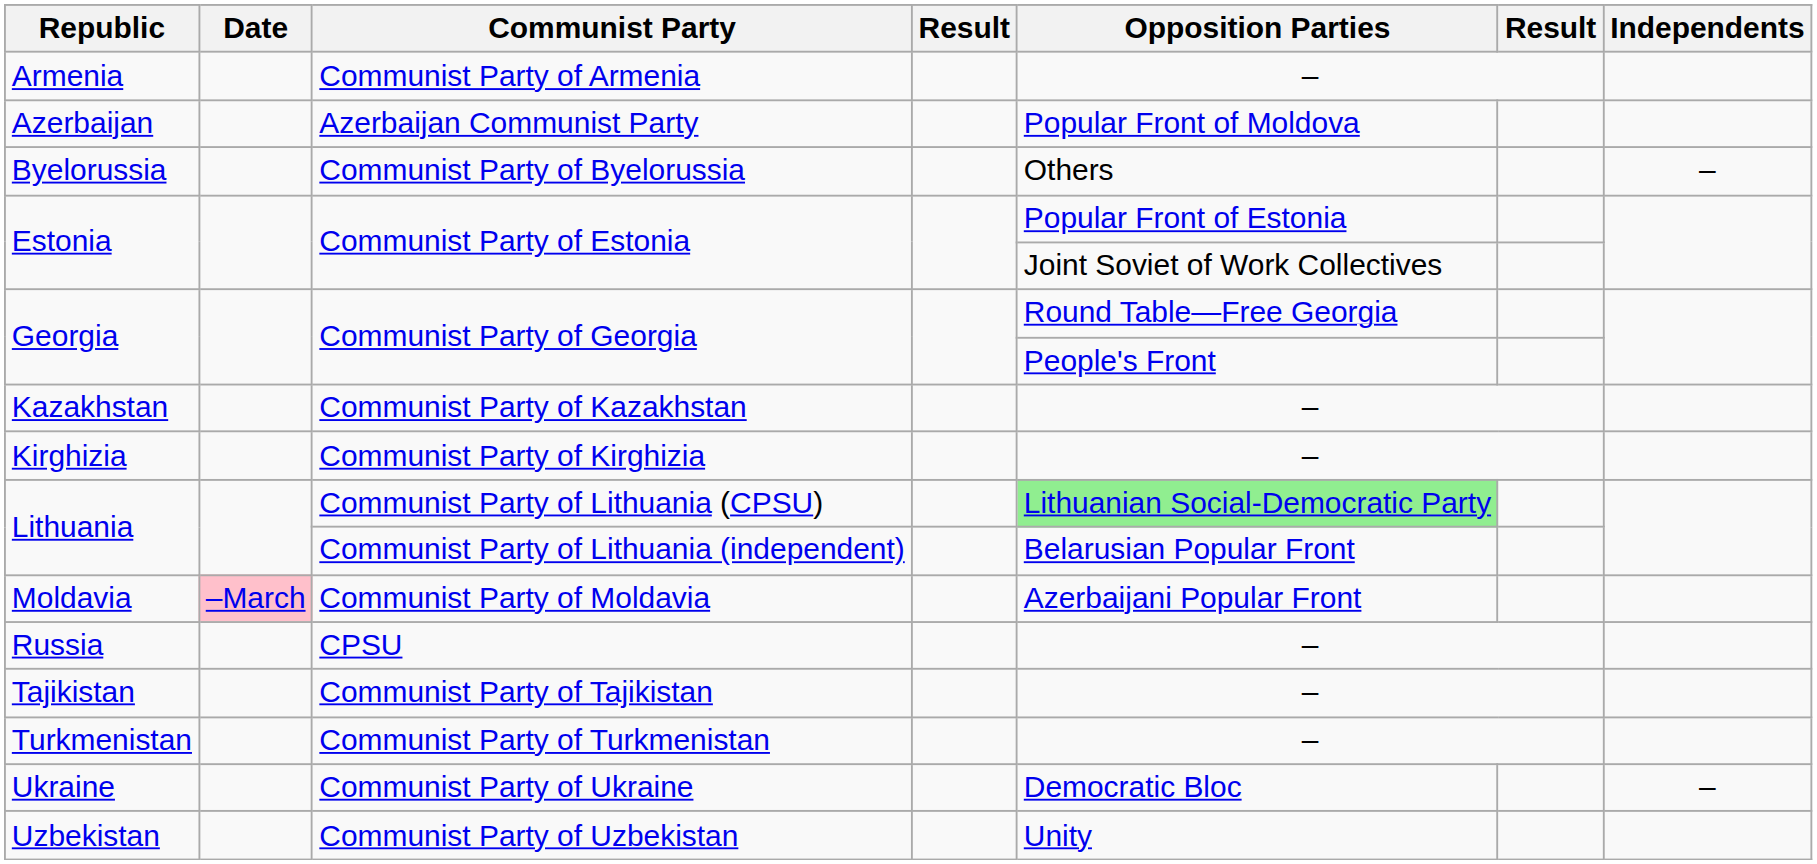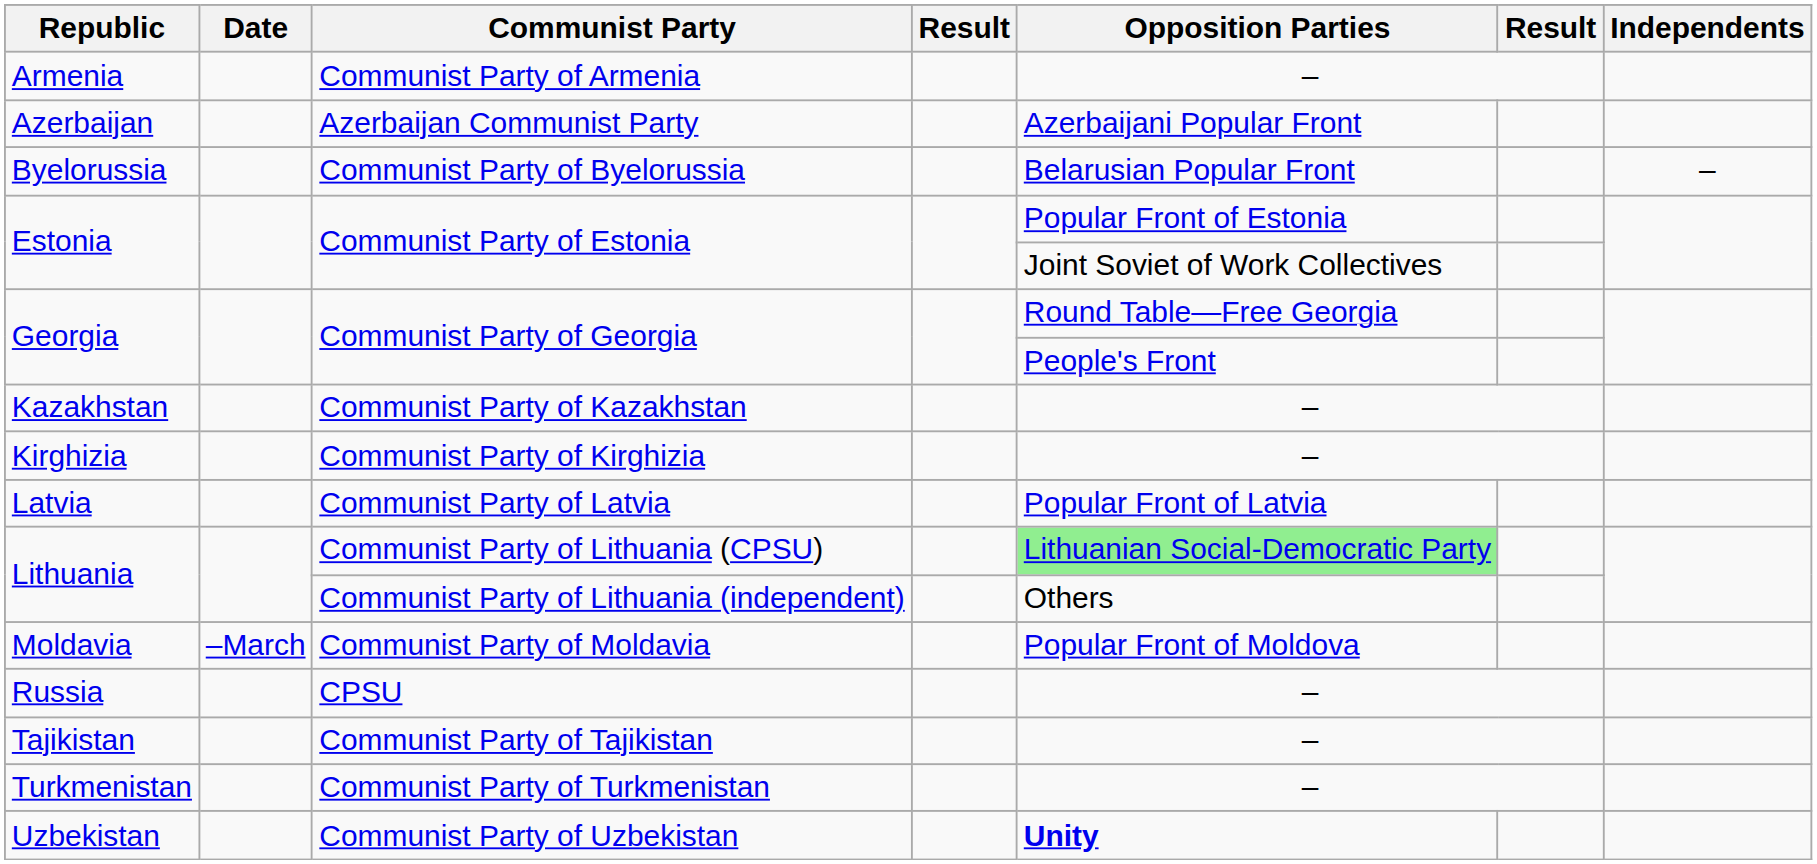(1192, 123) Popular Front of Moldova -> (1193, 123) Azerbaijani Popular Front
(1069, 170) Others -> (1189, 170) Belarusian Popular Front
+ row: (52, 502)
(1189, 550) Belarusian Popular Front -> (1069, 597) Others
(256, 597) pink background -> (256, 645) no background
(1193, 597) Azerbaijani Popular Front -> (1192, 645) Popular Front of Moldova
- row: (63, 787)
(1058, 834) normal -> (1061, 834) bold
